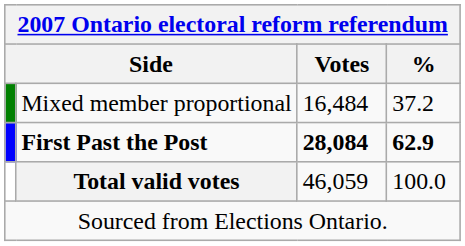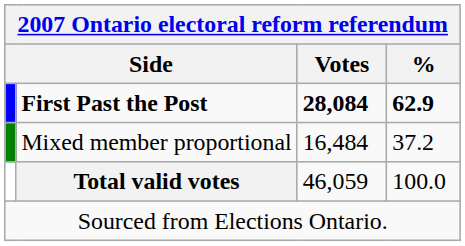rows swapped: (114, 142) <-> (157, 103)
